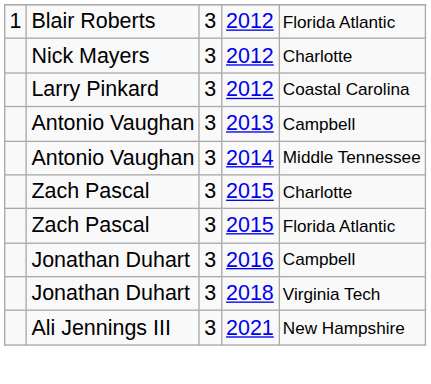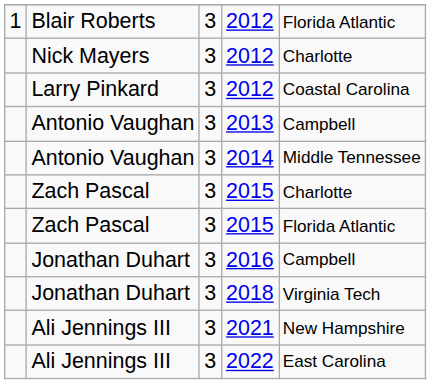+ row: (101, 361)
